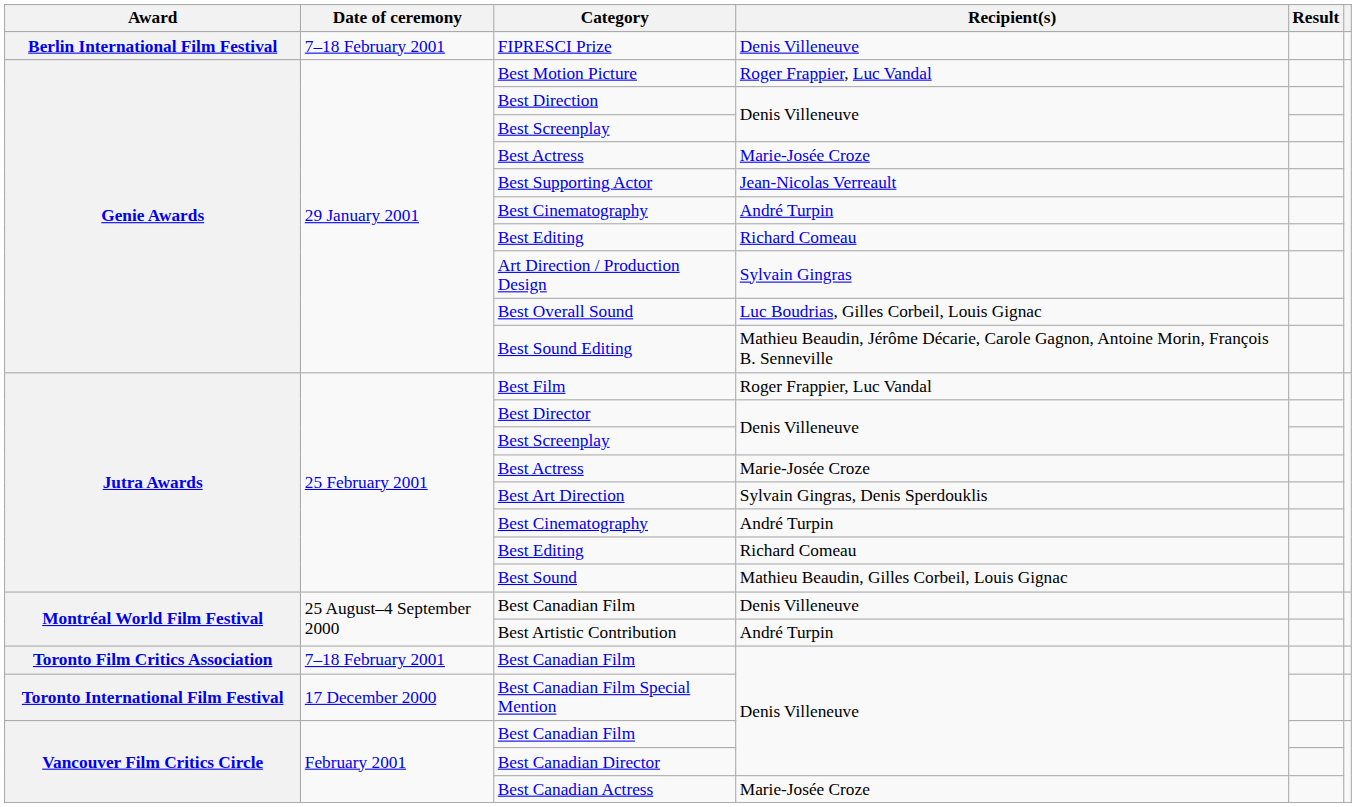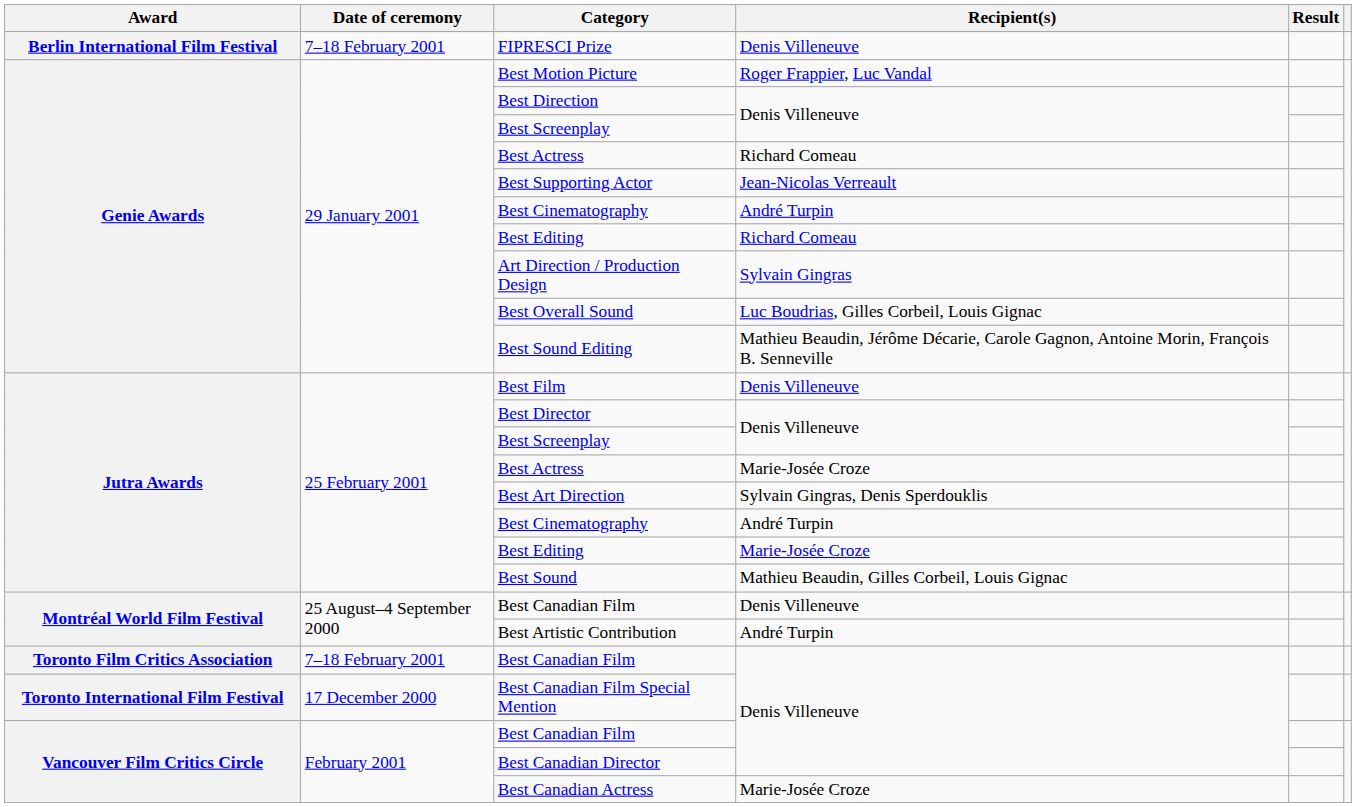(805, 155) Marie-Josée Croze -> (798, 155) Richard Comeau
(836, 385) Roger Frappier, Luc Vandal -> (799, 385) Denis Villeneuve
(798, 550) Richard Comeau -> (805, 550) Marie-Josée Croze
